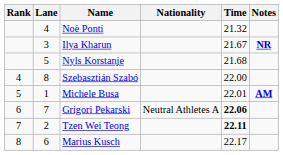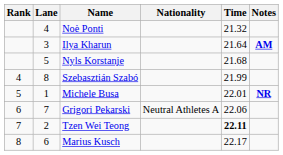(235, 45) 21.67 -> (235, 45) 21.64
(264, 45) NR -> (264, 45) AM
(235, 77) 22.00 -> (235, 77) 21.99
(264, 93) AM -> (264, 93) NR
(235, 110) bold -> (235, 110) normal
